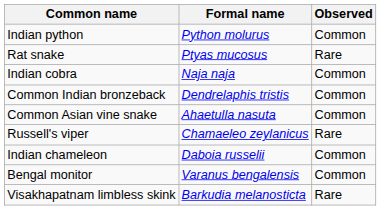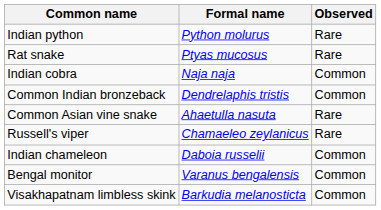(340, 34) Common -> (328, 34) Rare
(340, 114) Common -> (328, 114) Rare
(328, 194) Rare -> (340, 194) Common
